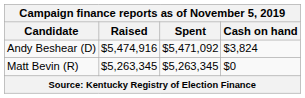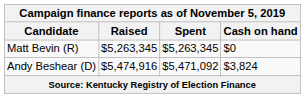rows swapped: (51, 48) <-> (43, 66)
